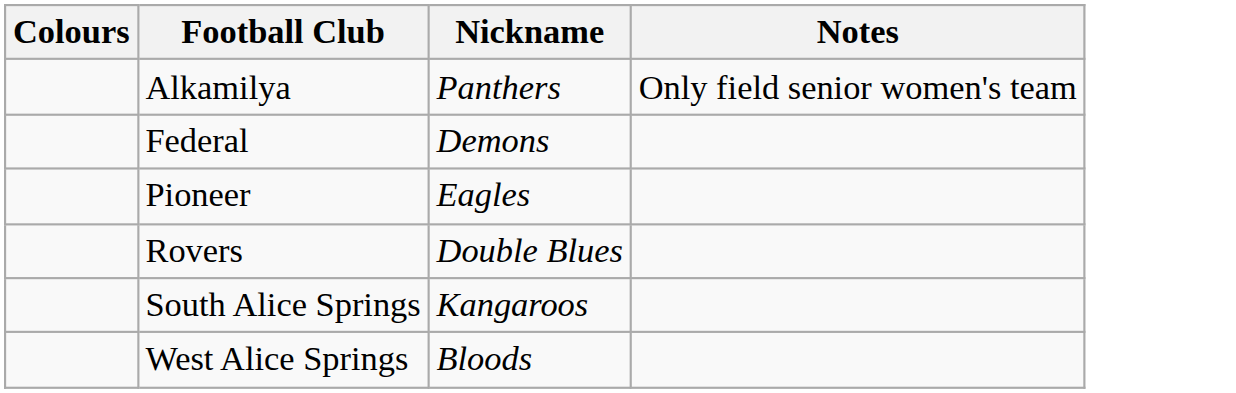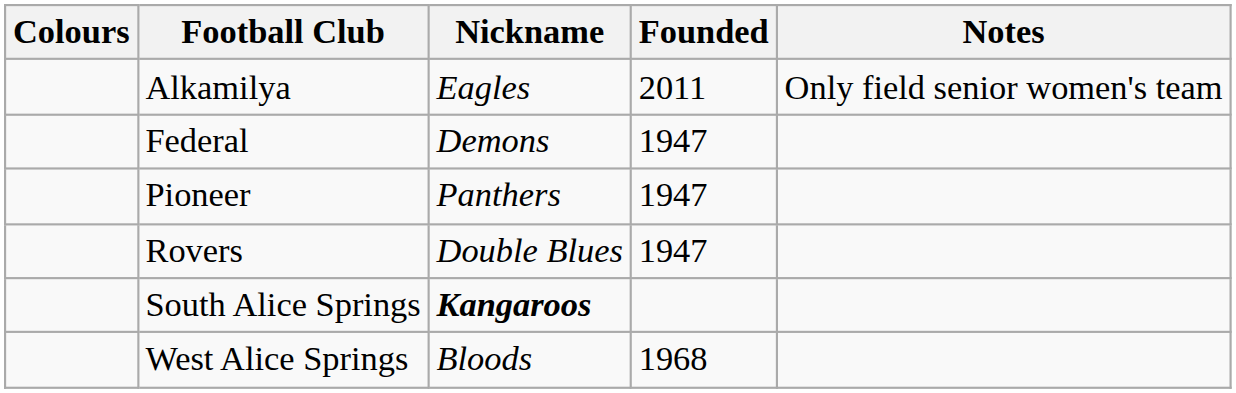+ column: (704, 31)
(499, 86) Panthers -> (483, 86) Eagles
(483, 195) Eagles -> (499, 195) Panthers
(512, 304) normal -> (514, 304) bold
